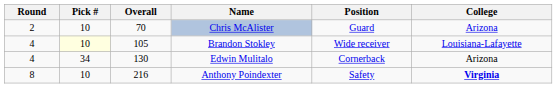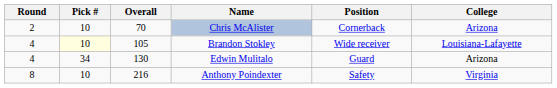(362, 28) Guard -> (362, 28) Cornerback
(362, 59) Cornerback -> (362, 59) Guard
(482, 75) bold -> (482, 75) normal
